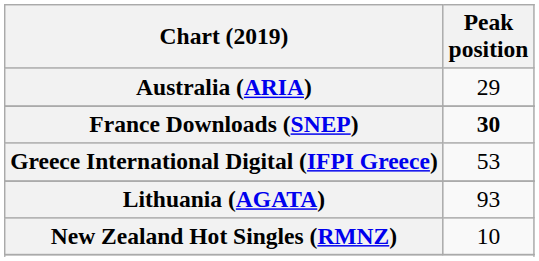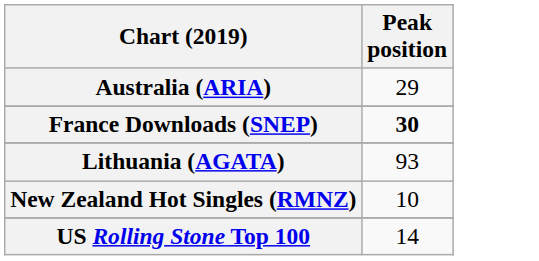- row: (224, 161)
+ row: (183, 236)
